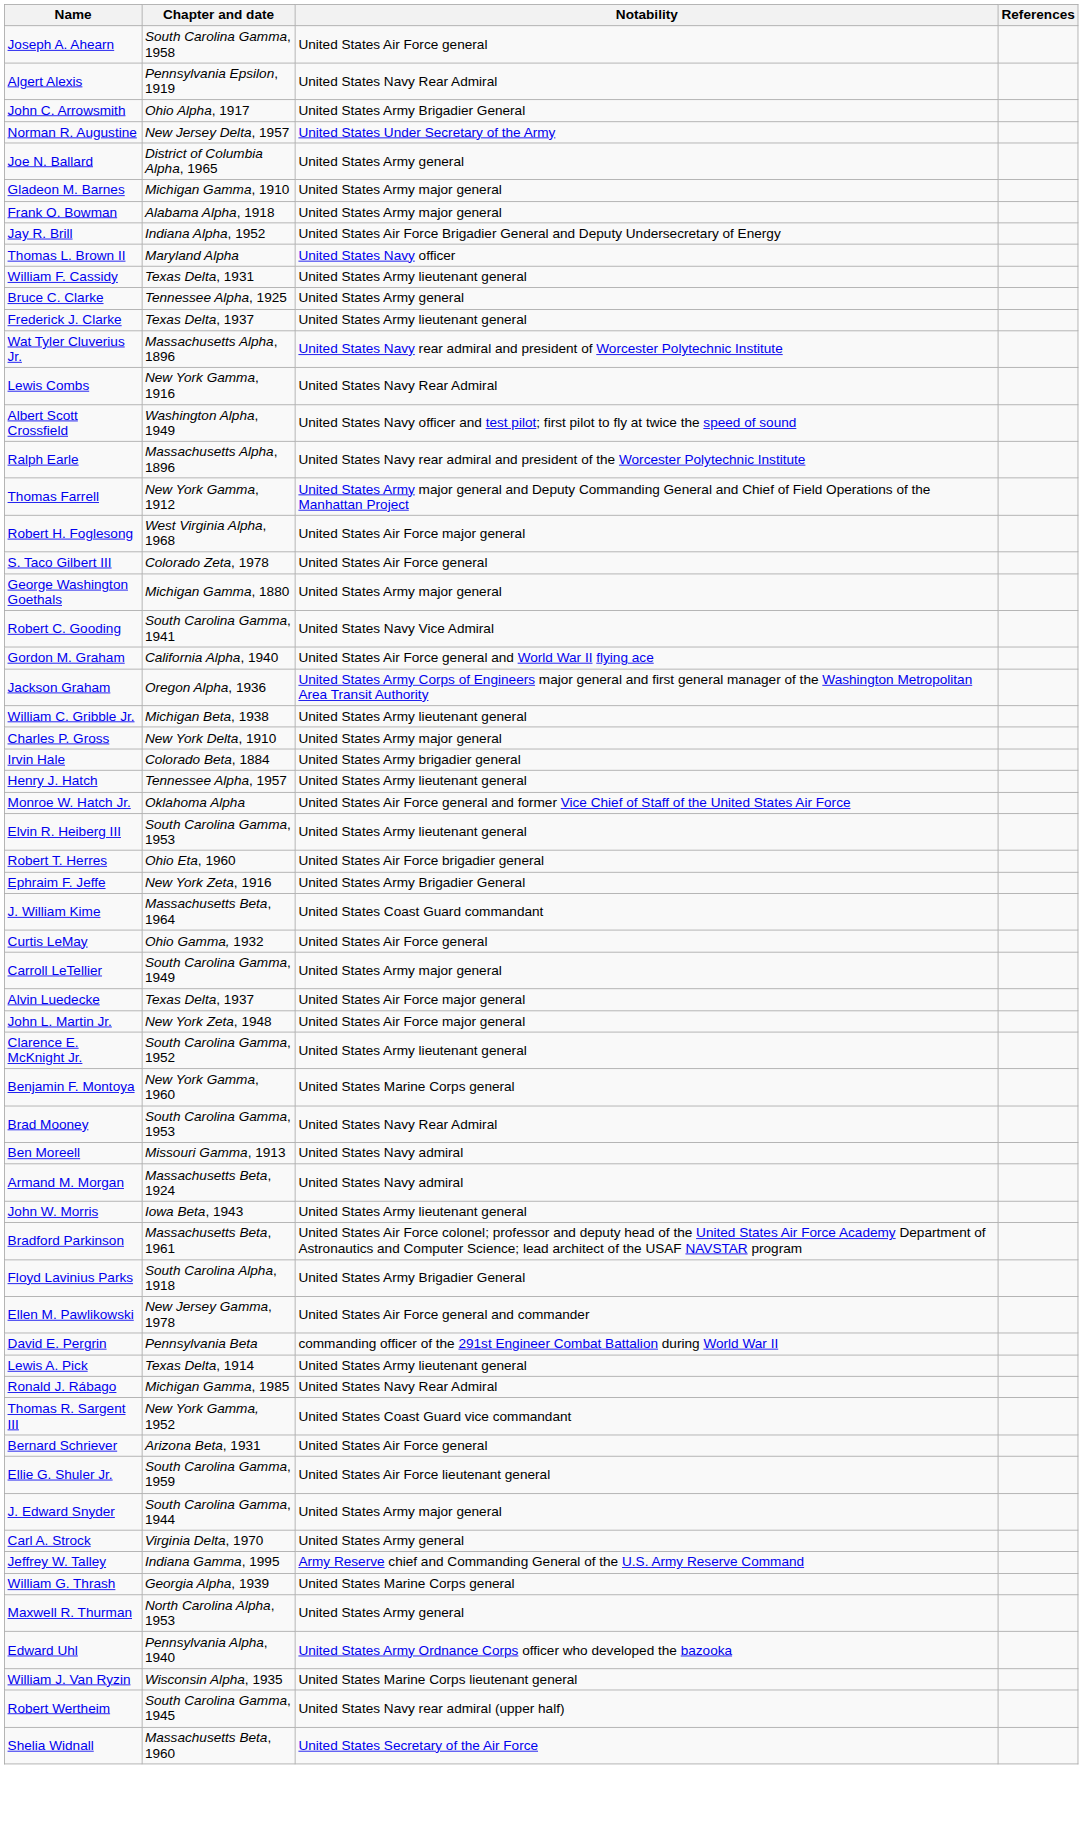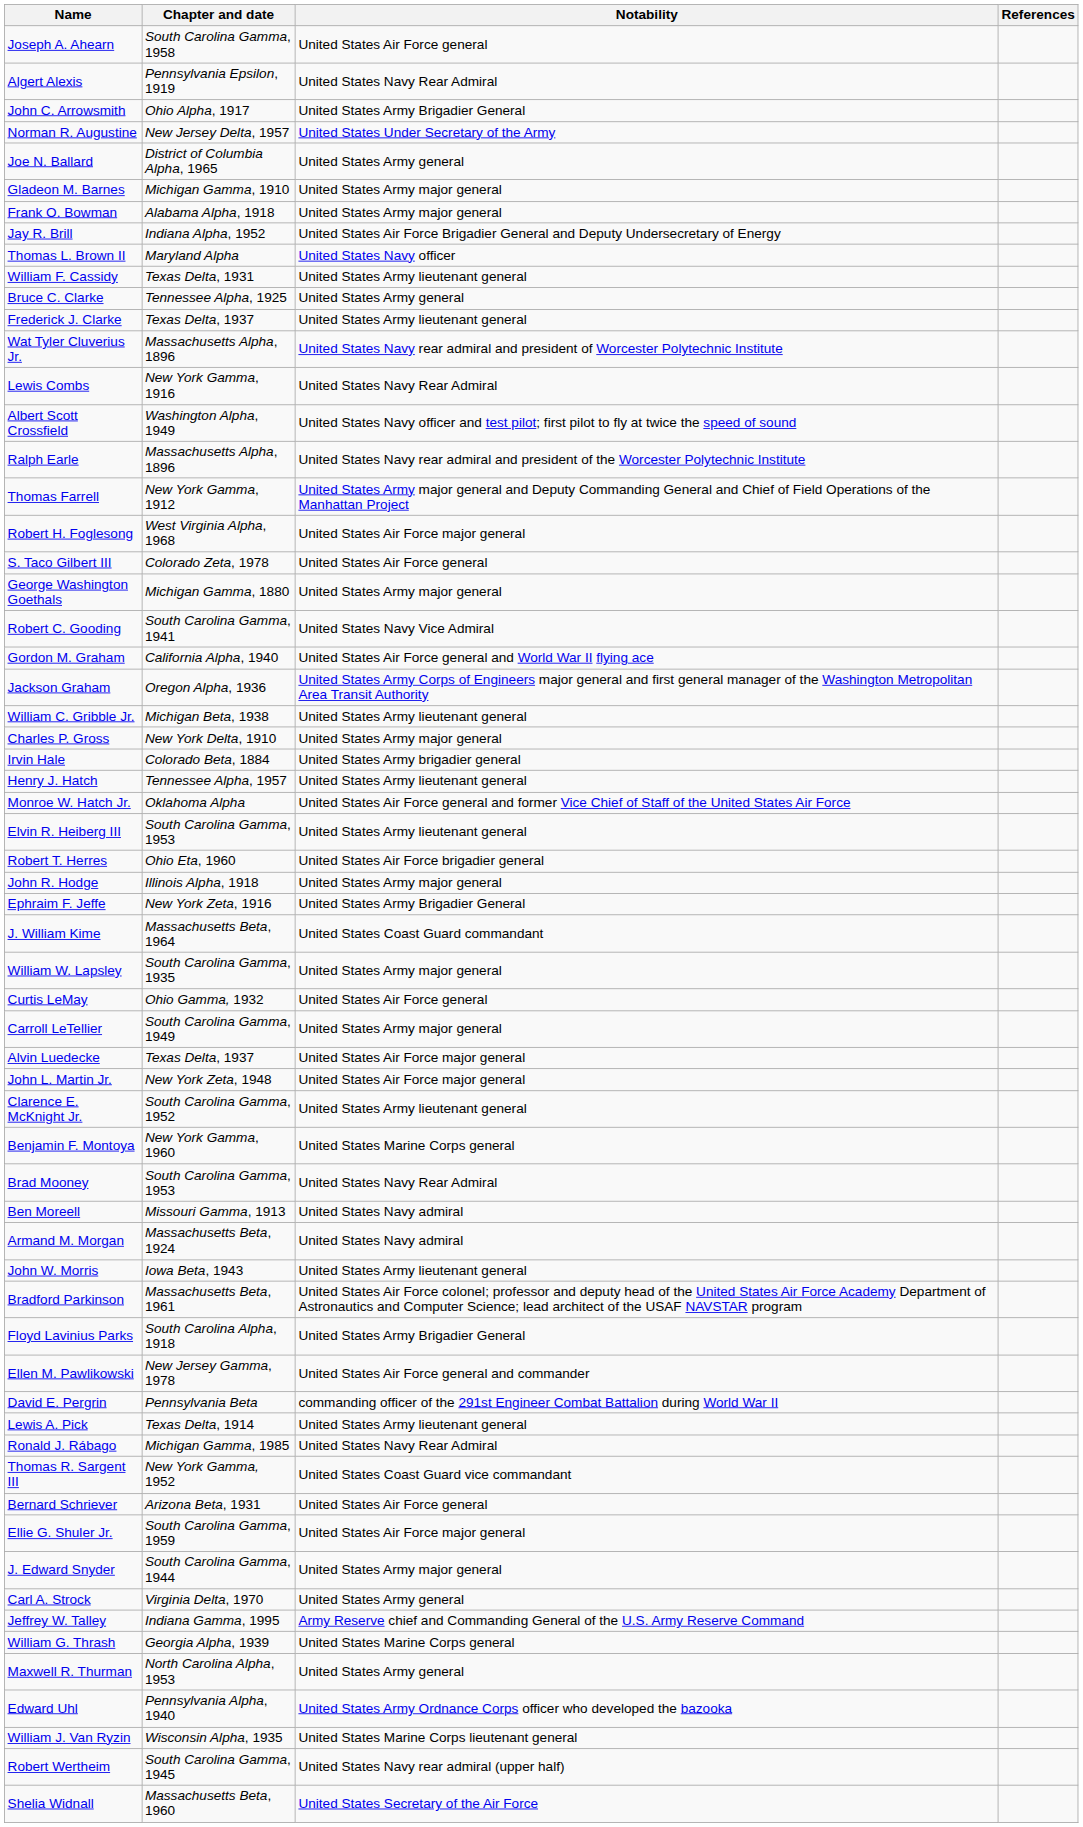+ row: (53, 882)
+ row: (65, 970)
(424, 1474) United States Air Force lieutenant general -> (412, 1533) United States Air Force major general
